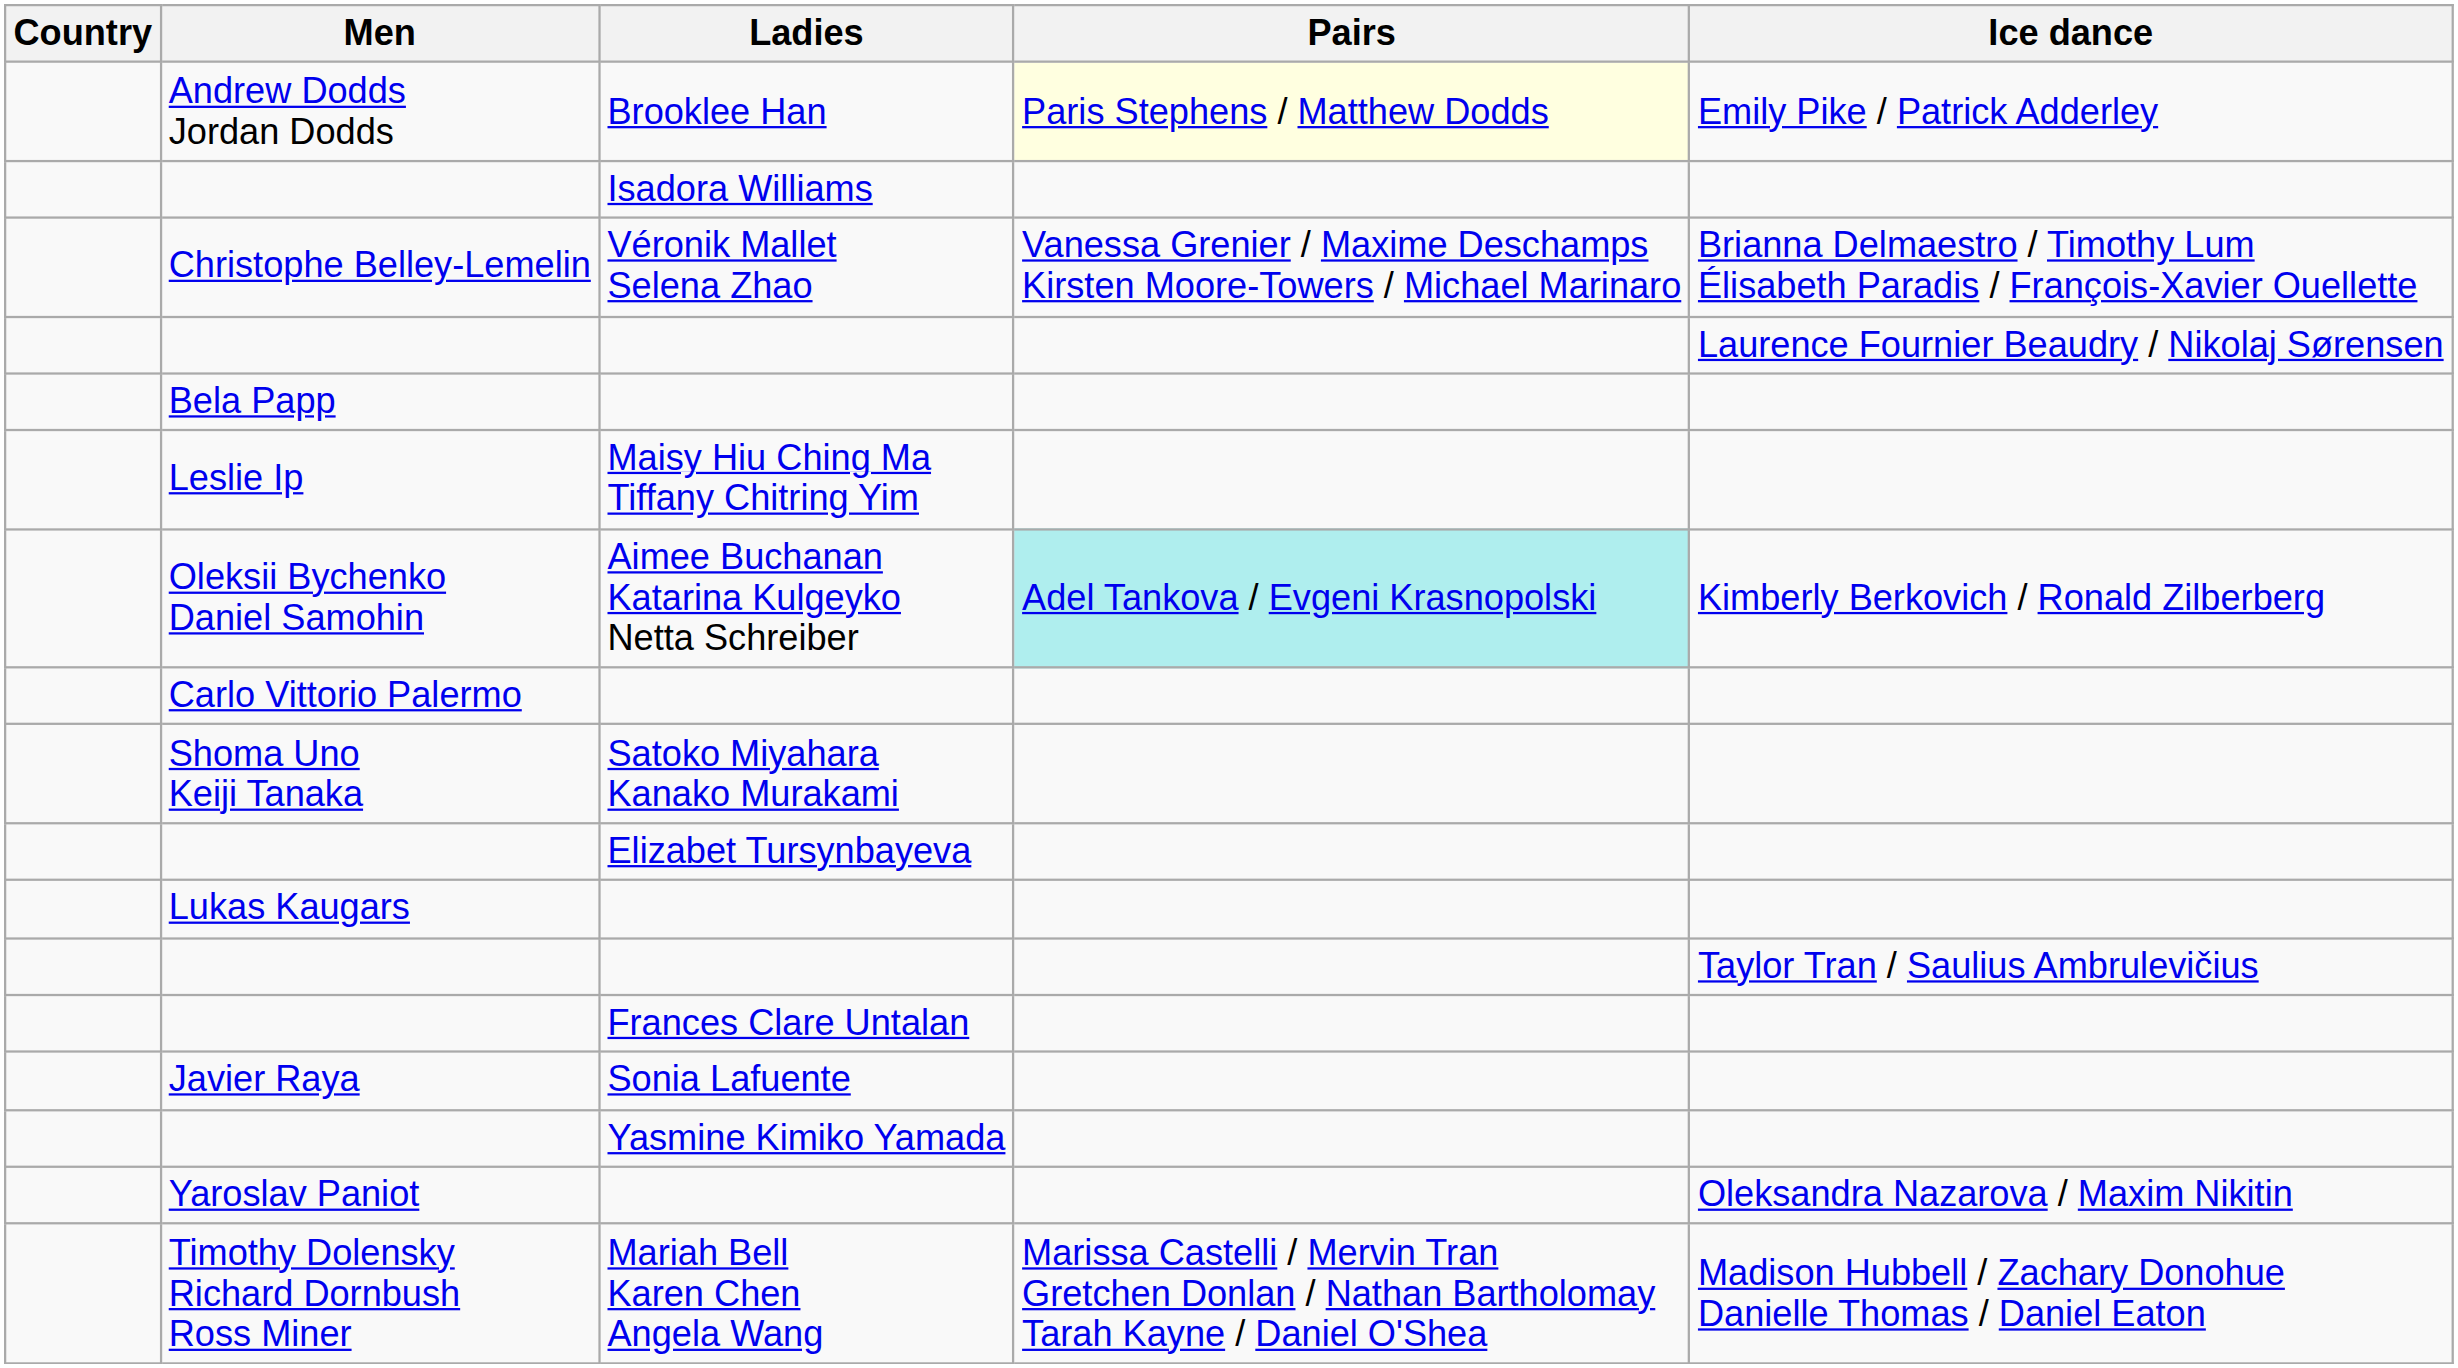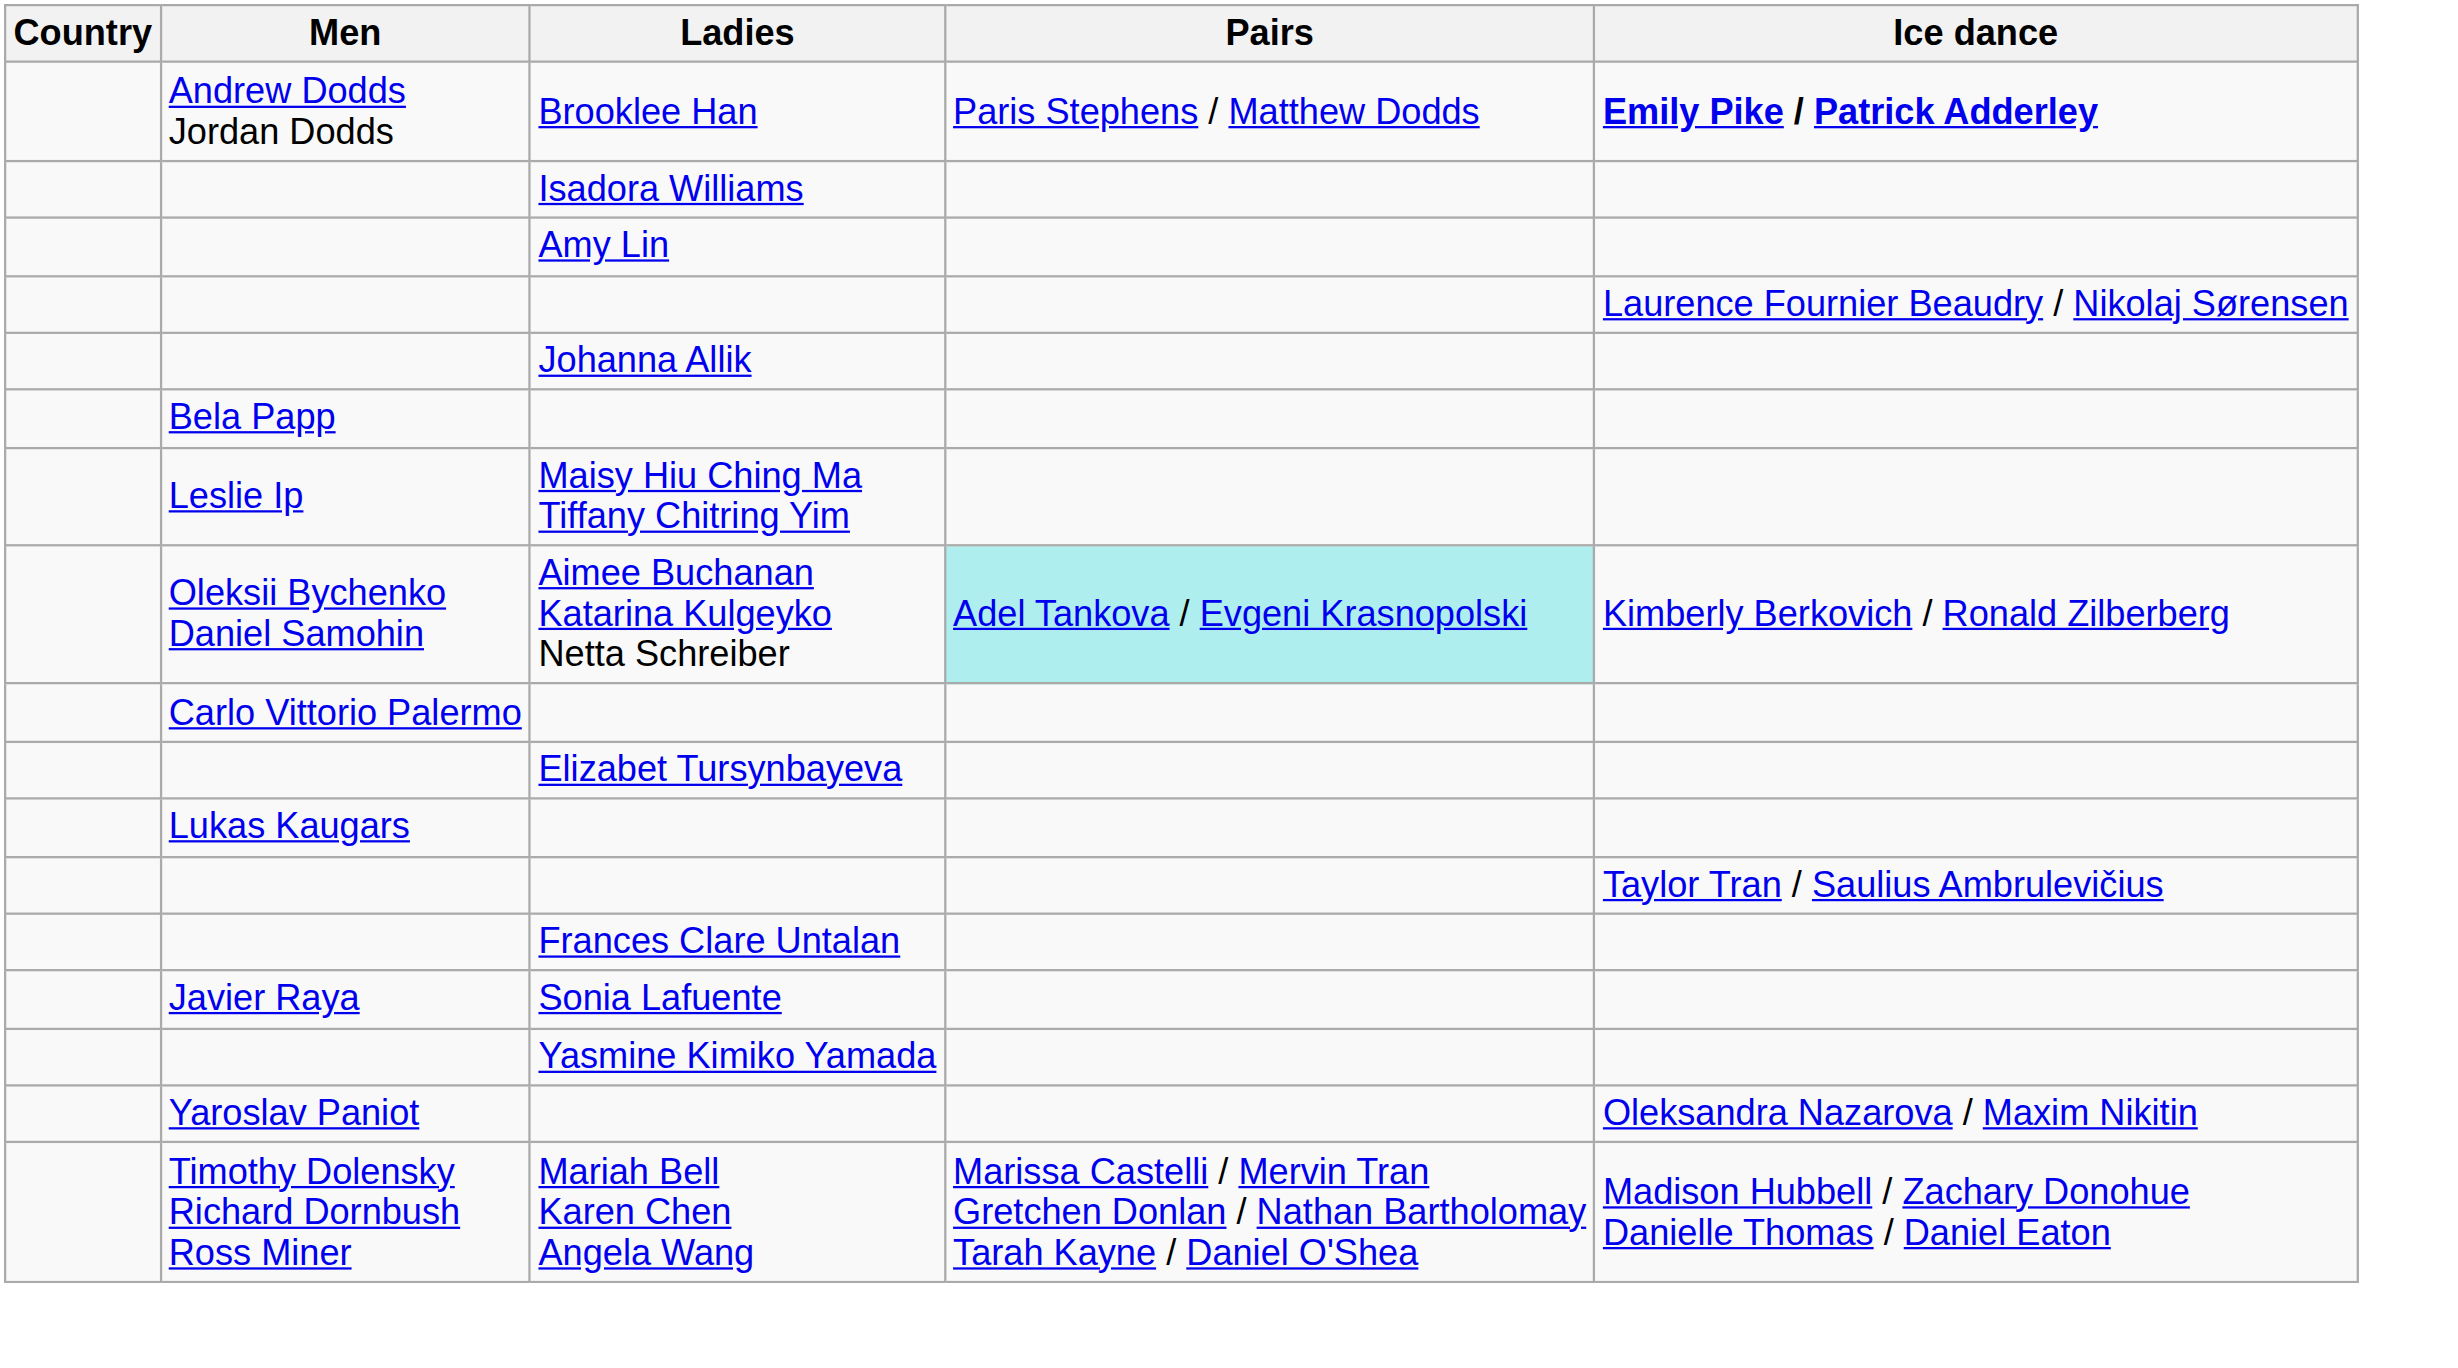(1285, 110) lightyellow background -> (1216, 110) no background
(1928, 110) normal -> (1850, 110) bold
- row: (380, 266)
+ row: (345, 247)
+ row: (345, 361)
- row: (266, 773)
